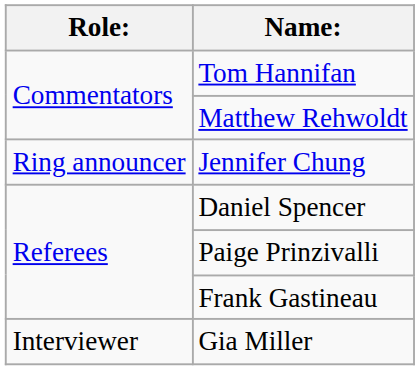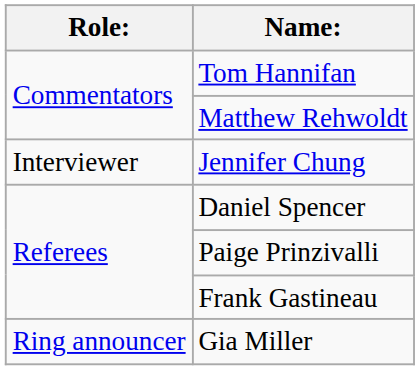(99, 162) Ring announcer -> (75, 162) Interviewer
(75, 341) Interviewer -> (99, 341) Ring announcer
